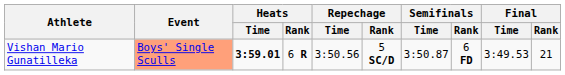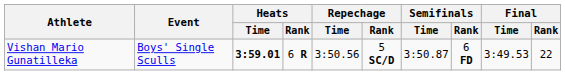(176, 54) lightsalmon background -> (176, 54) no background
(546, 54) 21 -> (546, 54) 22
